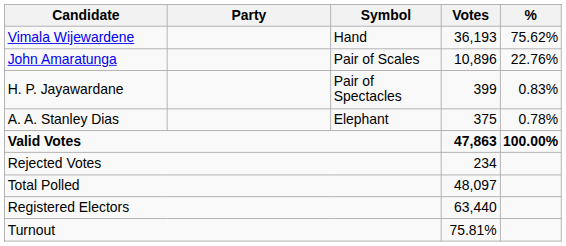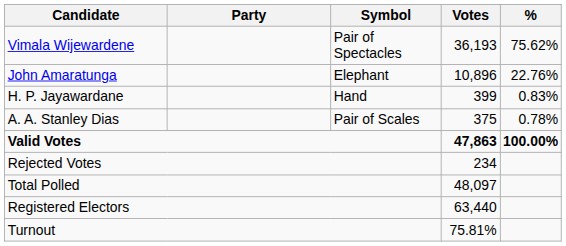(350, 37) Hand -> (368, 45) Pair of Spectacles
(377, 59) Pair of Scales -> (361, 75) Elephant
(368, 89) Pair of Spectacles -> (350, 97) Hand
(361, 119) Elephant -> (377, 119) Pair of Scales
